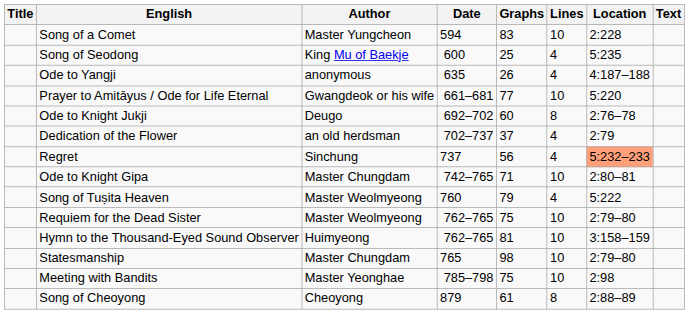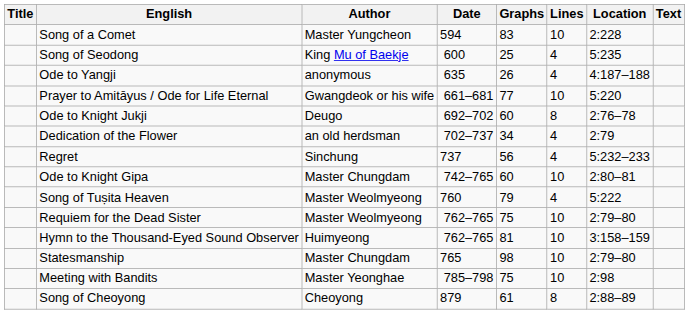(506, 136) 37 -> (506, 136) 34
(620, 156) lightsalmon background -> (620, 156) no background
(506, 177) 71 -> (506, 177) 60
